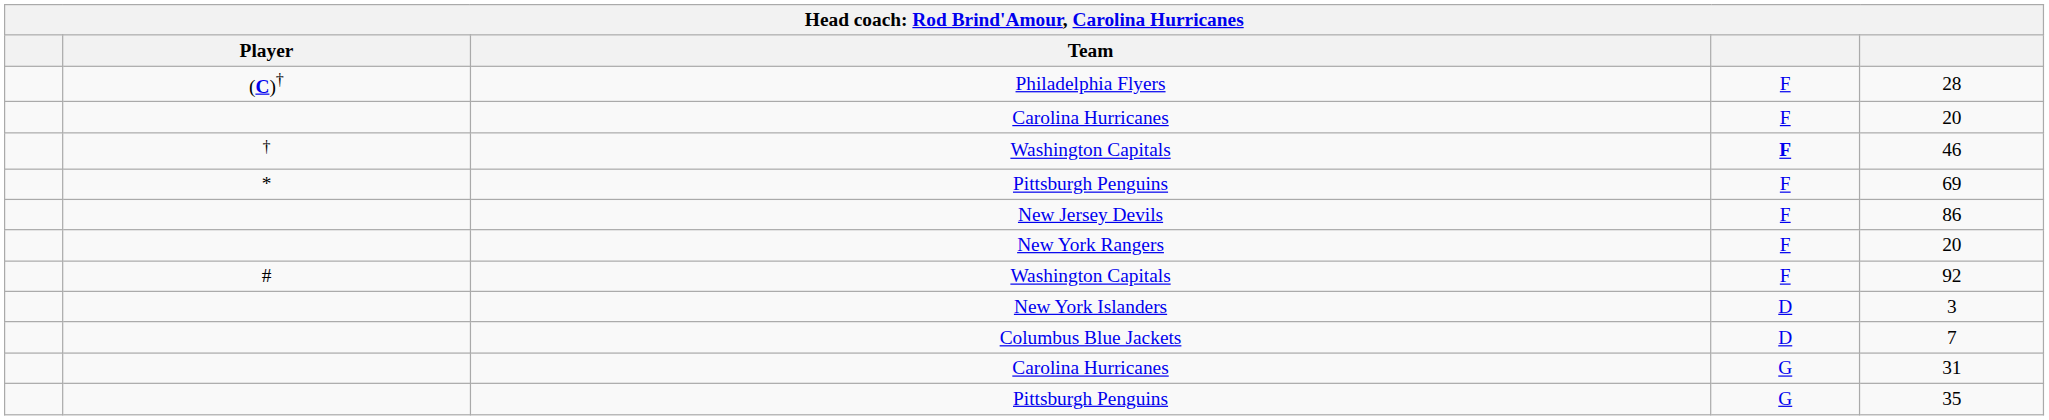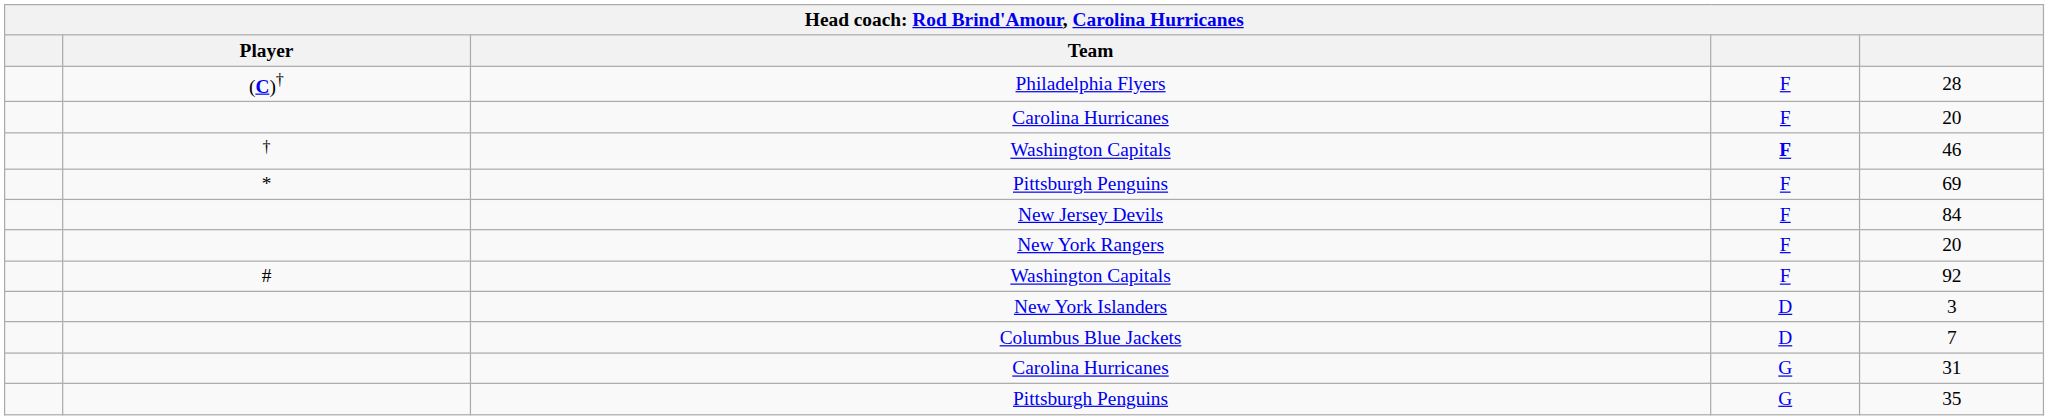(1952, 214) 86 -> (1952, 214) 84
